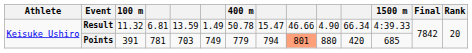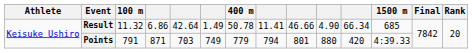(158, 26) 6.81 -> (158, 26) 6.86
(186, 26) 13.59 -> (186, 26) 42.64
(271, 26) 15.47 -> (271, 26) 11.41
(392, 26) 4:39.33 -> (392, 26) 685
(130, 40) 391 -> (130, 40) 791
(158, 40) 781 -> (158, 40) 871
(301, 40) lightsalmon background -> (301, 40) no background
(392, 40) 685 -> (392, 40) 4:39.33
